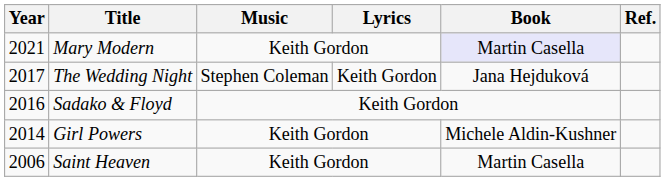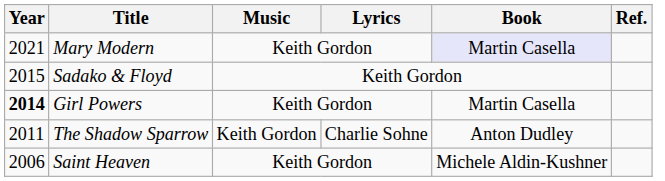- row: (123, 76)
(27, 104) 2016 -> (27, 76) 2015
(27, 133) normal -> (27, 104) bold
(531, 133) Michele Aldin-Kushner -> (522, 104) Martin Casella
+ row: (131, 133)
(531, 162) Martin Casella -> (522, 162) Michele Aldin-Kushner
